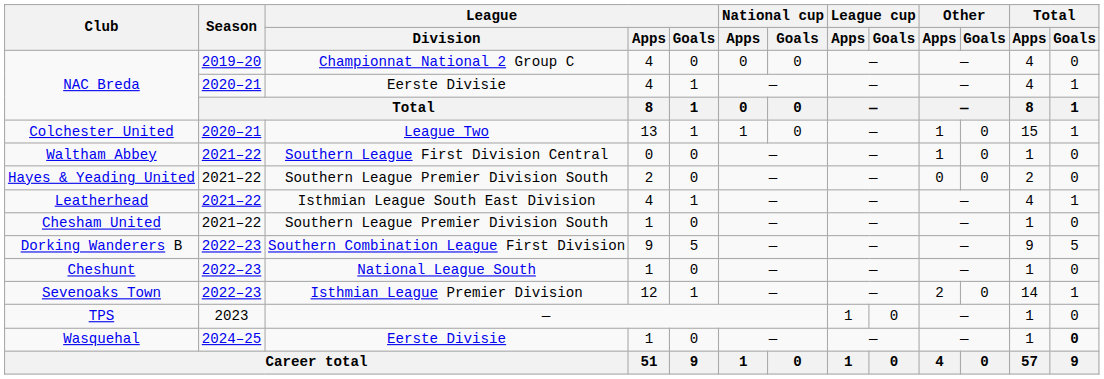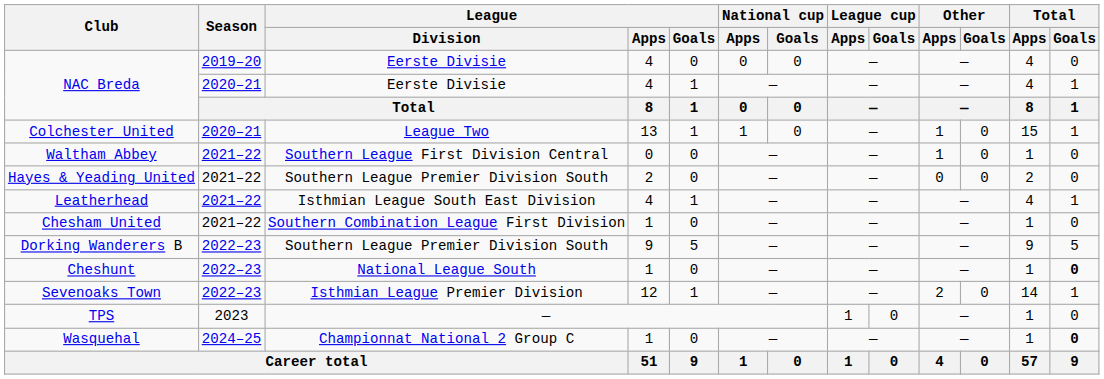(447, 62) Championnat National 2 Group C -> (447, 62) Eerste Divisie
(447, 224) Southern League Premier Division South -> (447, 224) Southern Combination League First Division
(447, 247) Southern Combination League First Division -> (447, 247) Southern League Premier Division South
(1075, 270) normal -> (1075, 270) bold
(447, 339) Eerste Divisie -> (447, 339) Championnat National 2 Group C
